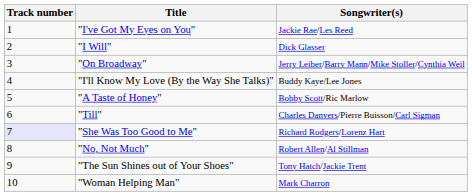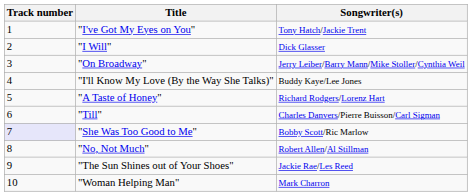(316, 30) Jackie Rae/Les Reed -> (322, 30) Tony Hatch/Jackie Trent
(323, 98) Bobby Scott/Ric Marlow -> (332, 98) Richard Rodgers/Lorenz Hart
(332, 132) Richard Rodgers/Lorenz Hart -> (323, 132) Bobby Scott/Ric Marlow
(322, 166) Tony Hatch/Jackie Trent -> (316, 166) Jackie Rae/Les Reed
